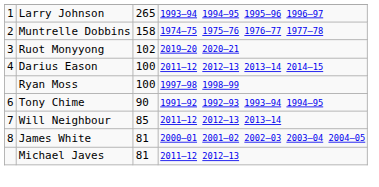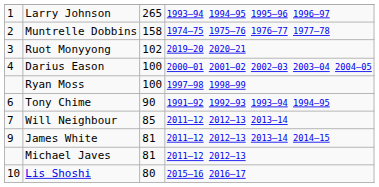(242, 67) 2011–12 2012–13 2013–14 2014–15 -> (269, 67) 2000–01 2001–02 2002–03 2003–04 2004–05
(10, 138) 8 -> (10, 138) 9
(263, 138) 2000–01 2001–02 2002–03 2003–04 2004–05 -> (248, 138) 2011–12 2012–13 2013–14 2014–15
+ row: (58, 173)
